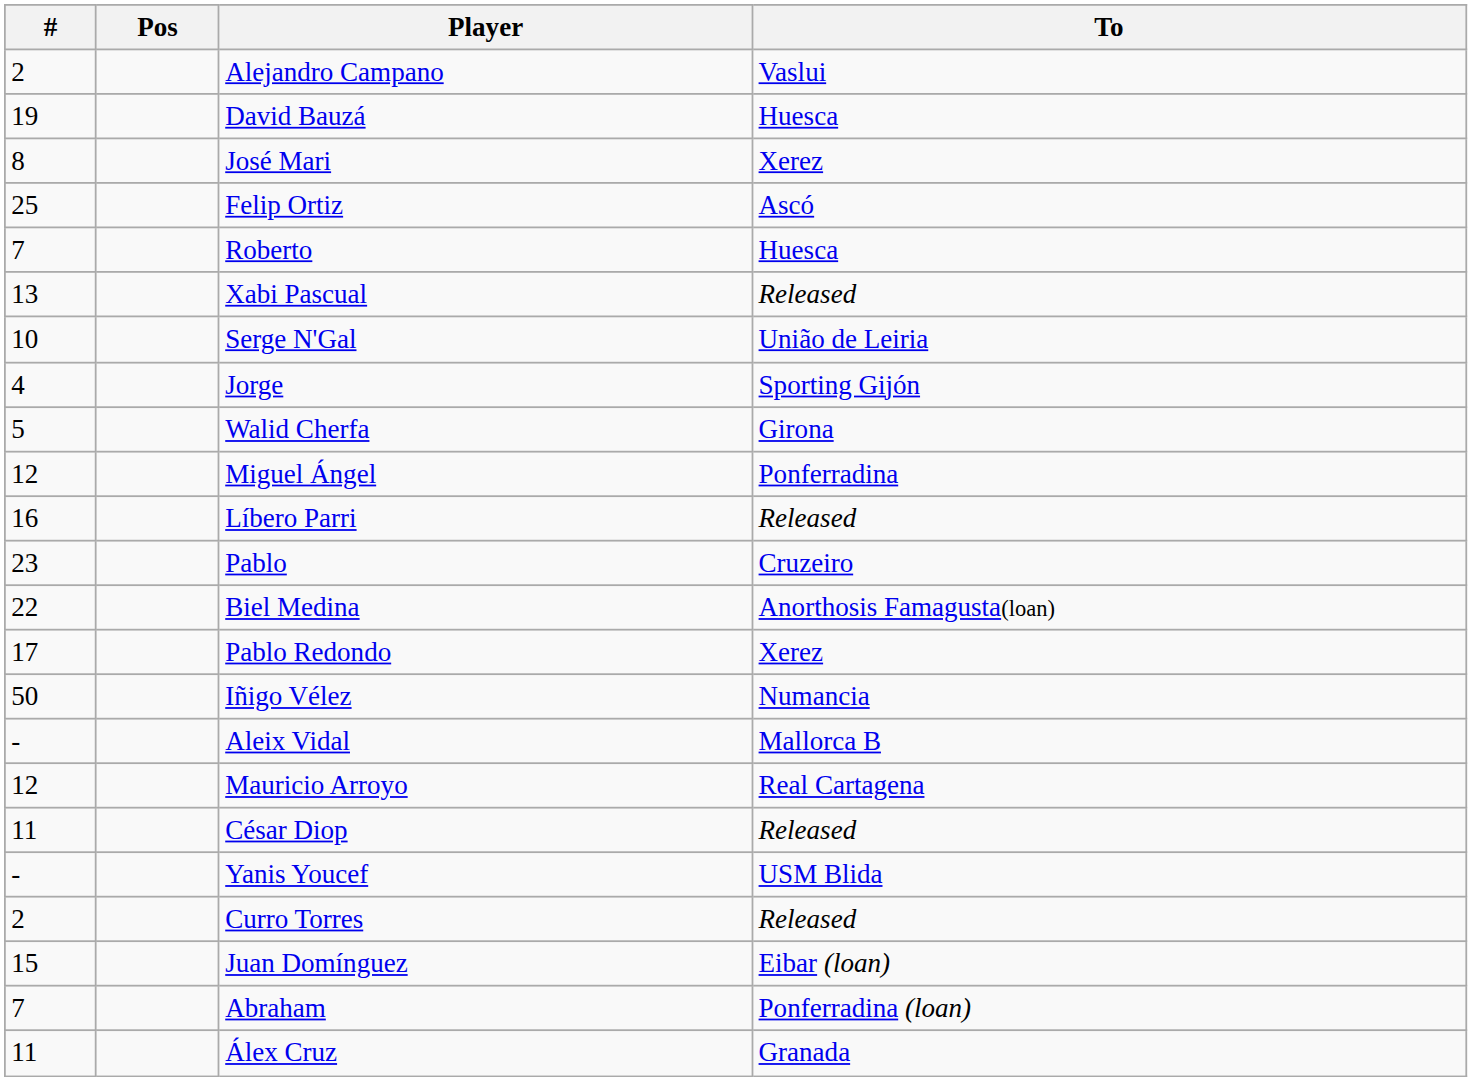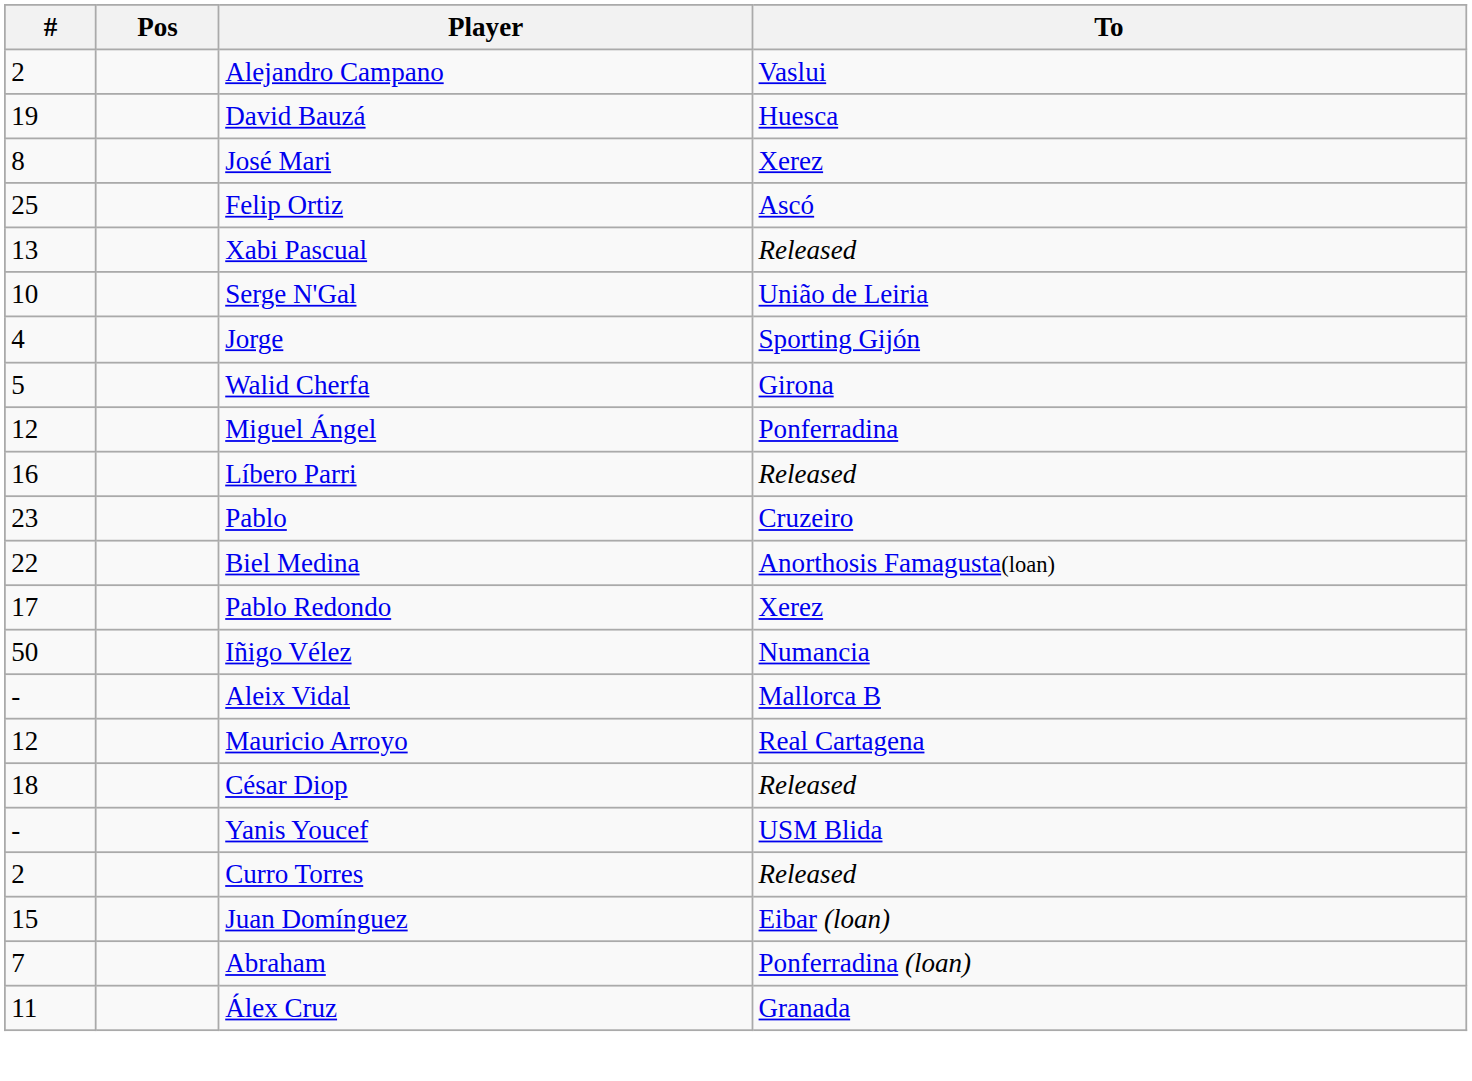- row: (269, 250)
(24, 829) 11 -> (25, 785) 18
